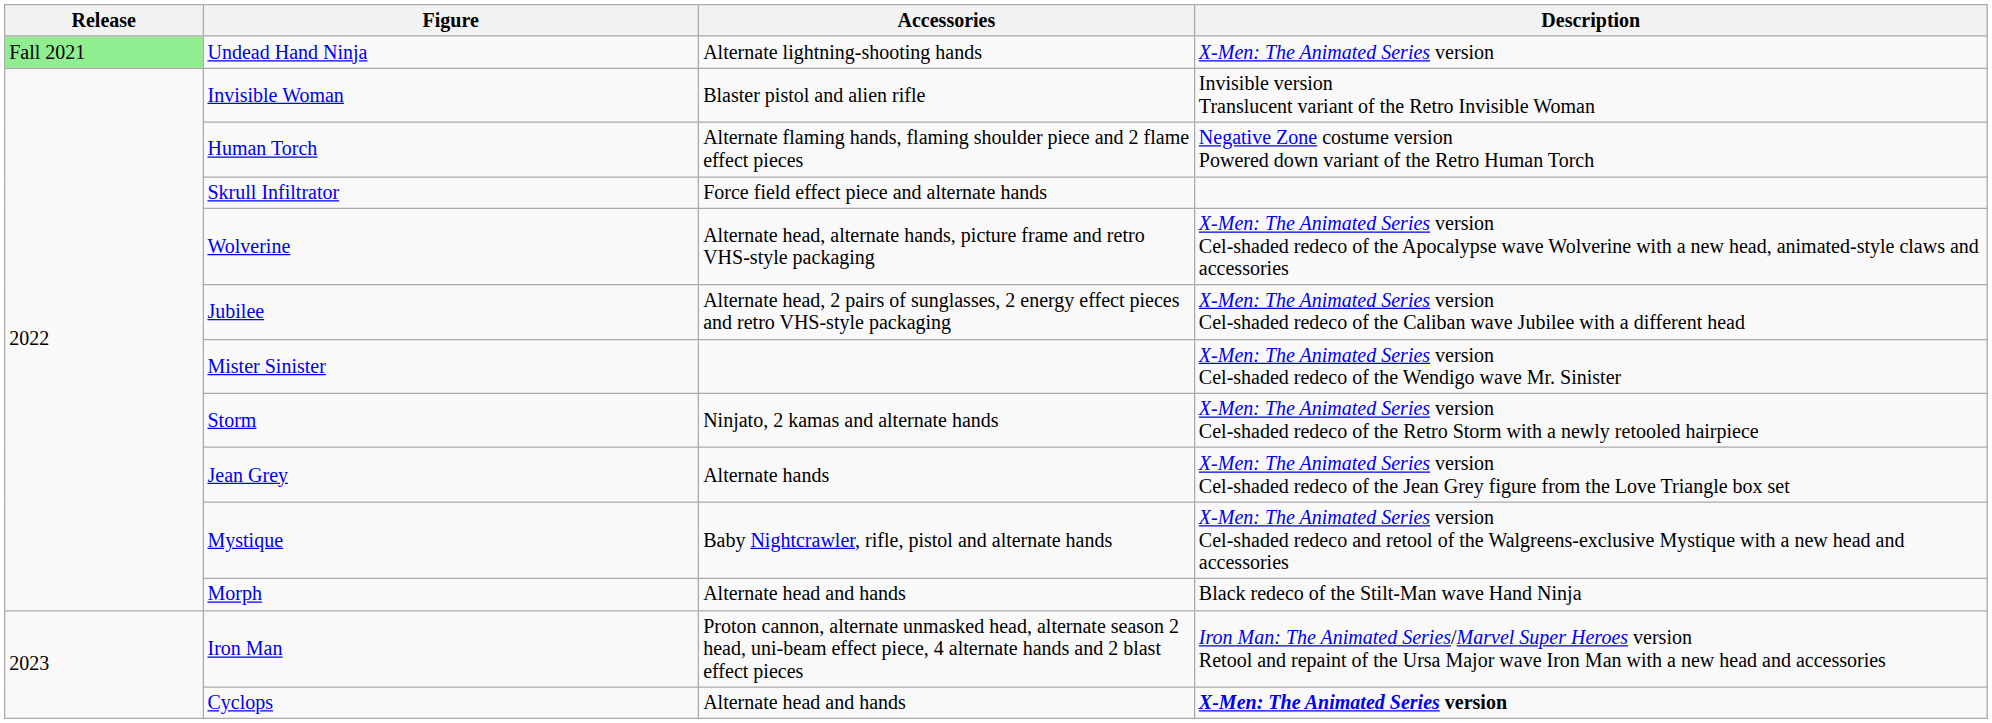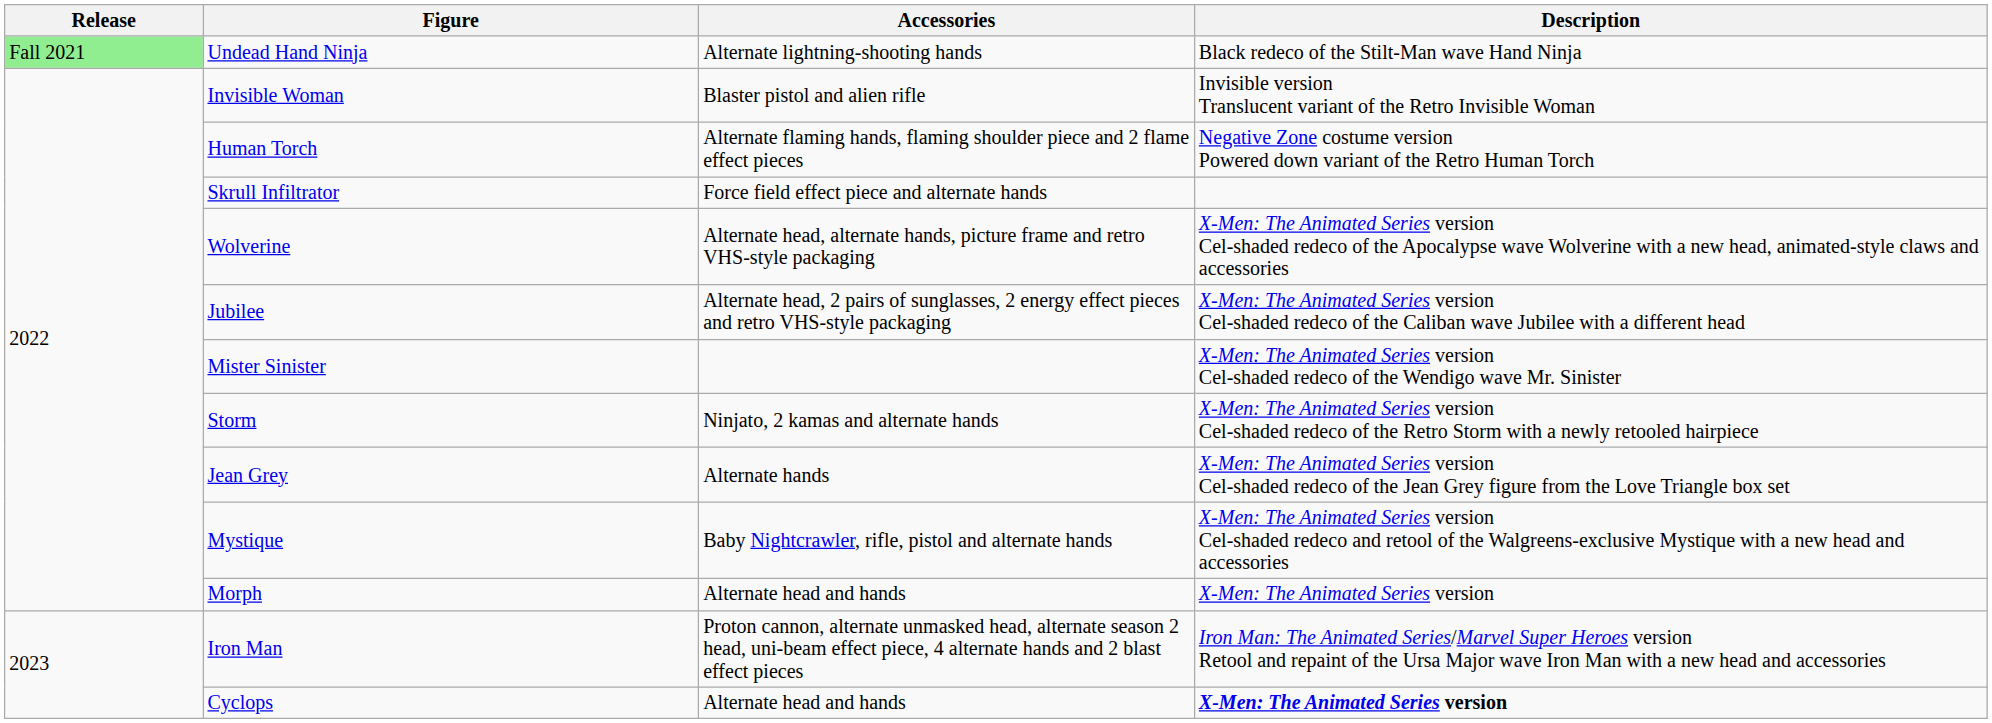(1346, 52) X-Men: The Animated Series version -> (1390, 52) Black redeco of the Stilt-Man wave Hand Ninja
(1390, 594) Black redeco of the Stilt-Man wave Hand Ninja -> (1346, 594) X-Men: The Animated Series version
